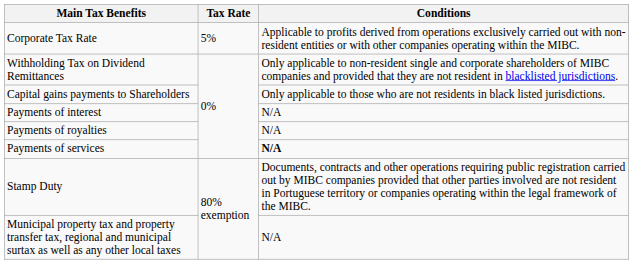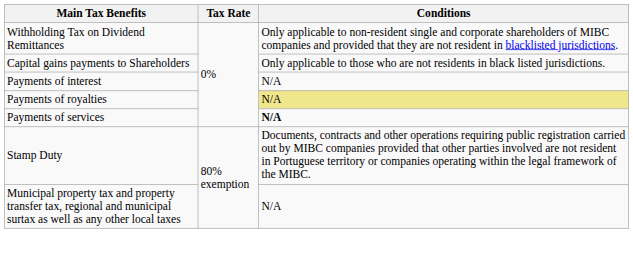- row: (52, 38)
(271, 130) no background -> (271, 99) khaki background
